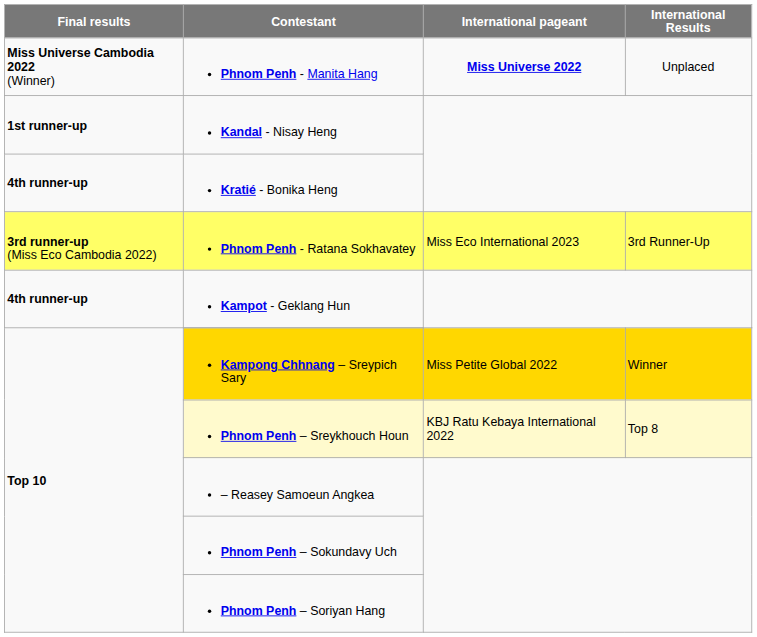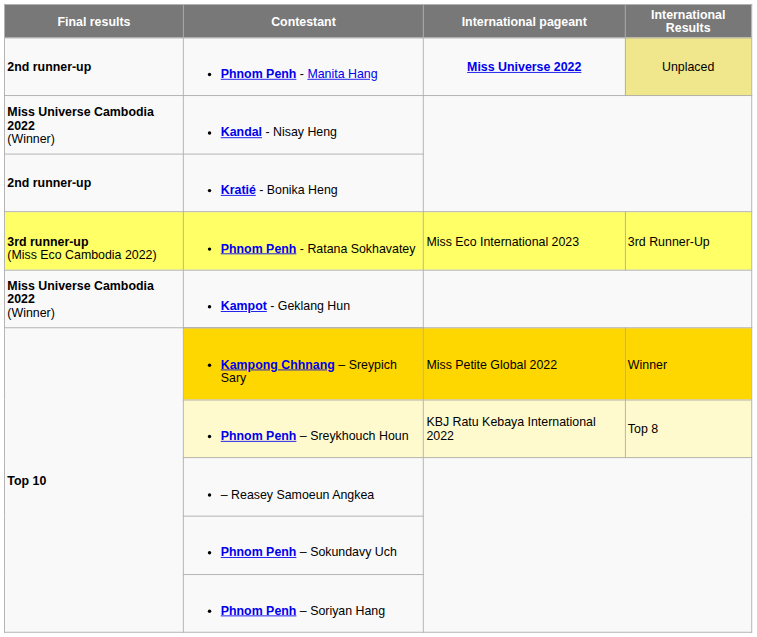(81, 67) Miss Universe Cambodia 2022 (Winner) -> (49, 67) 2nd runner-up
(688, 67) no background -> (688, 67) khaki background
(47, 125) 1st runner-up -> (81, 125) Miss Universe Cambodia 2022 (Winner)
(48, 183) 4th runner-up -> (49, 183) 2nd runner-up
(48, 299) 4th runner-up -> (81, 299) Miss Universe Cambodia 2022 (Winner)
